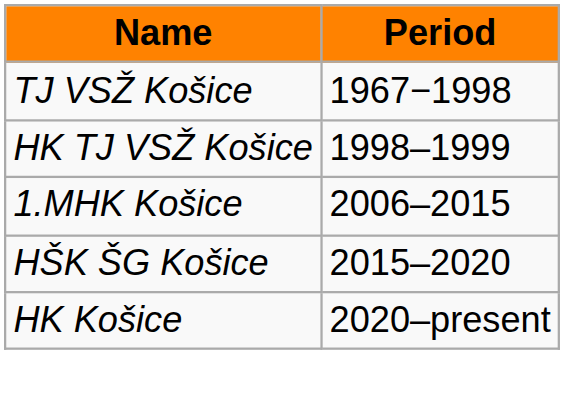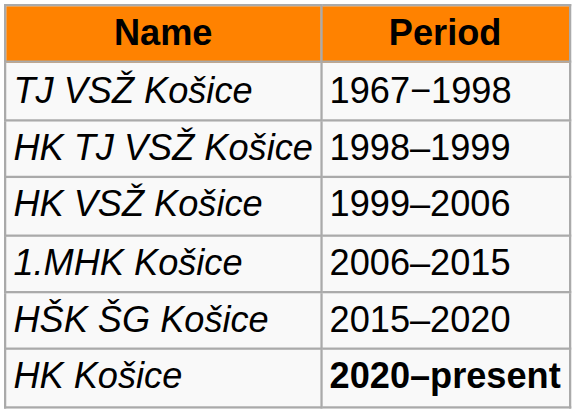+ row: (138, 205)
(440, 319) normal -> (445, 377) bold
